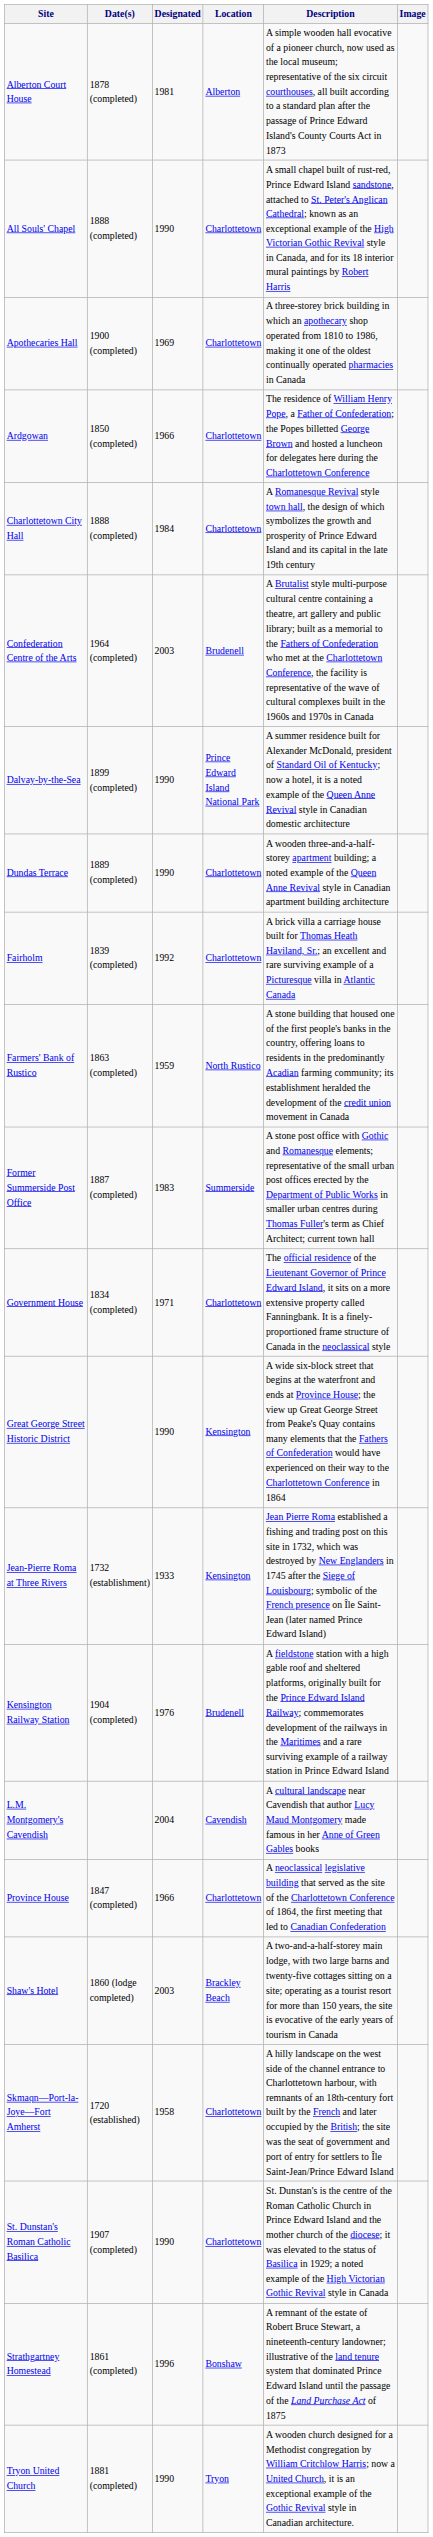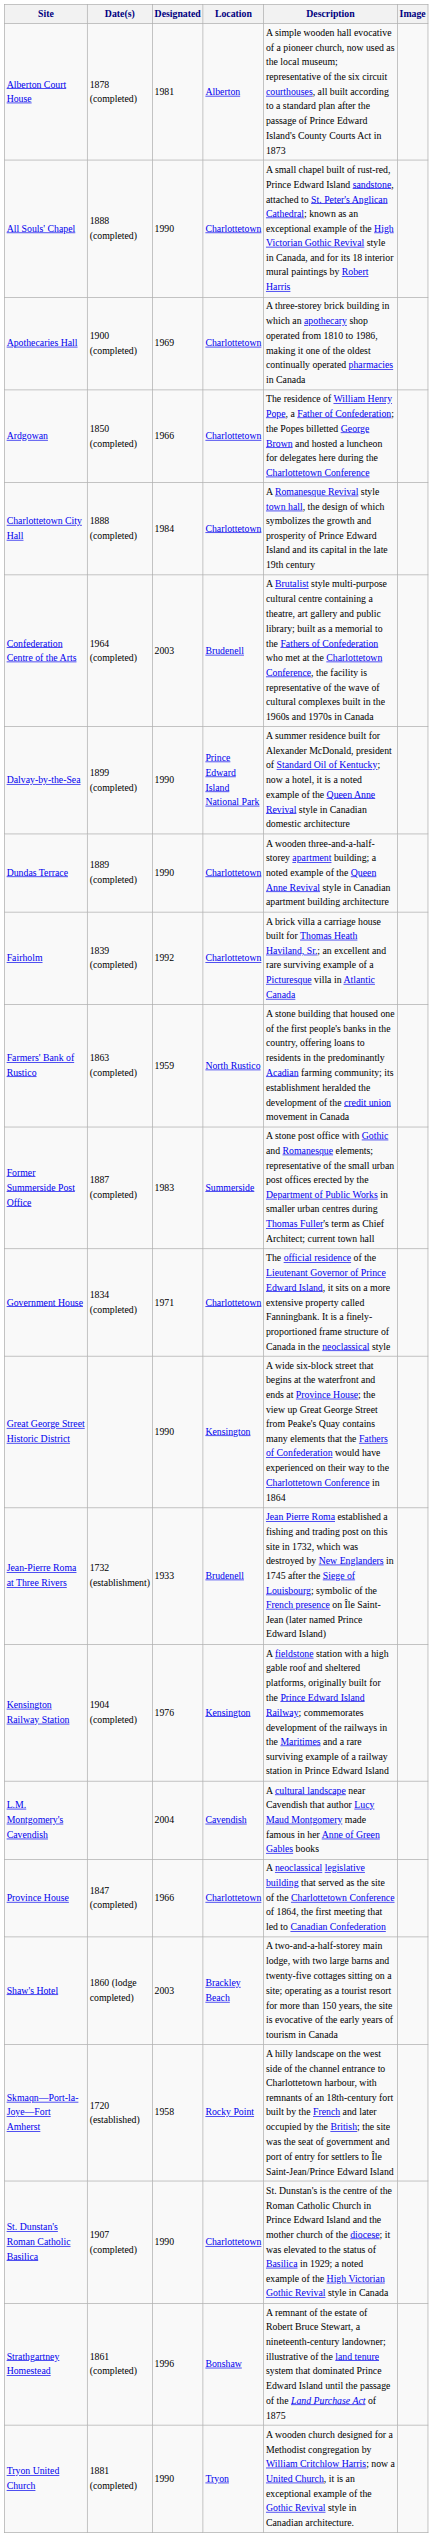(228, 1576) Kensington -> (225, 1576) Brudenell
(225, 1713) Brudenell -> (228, 1713) Kensington
(233, 2113) Charlottetown -> (230, 2113) Rocky Point
